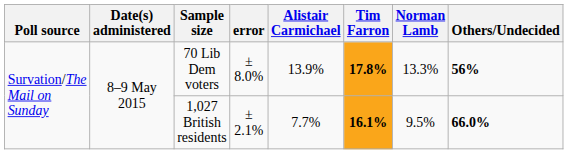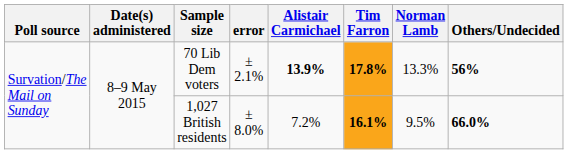(249, 68) ± 8.0% -> (249, 68) ± 2.1%
(306, 68) normal -> (306, 68) bold
(249, 122) ± 2.1% -> (249, 122) ± 8.0%
(306, 122) 7.7% -> (306, 122) 7.2%
